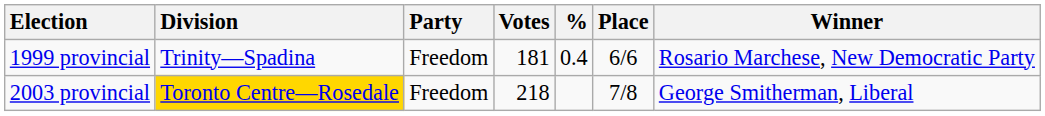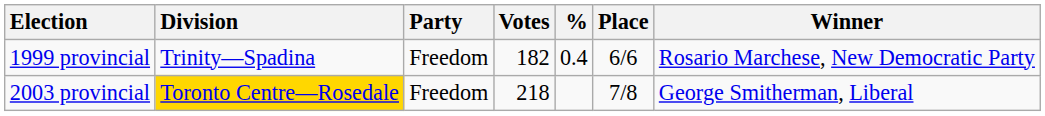(533, 57) 181 -> (533, 57) 182
